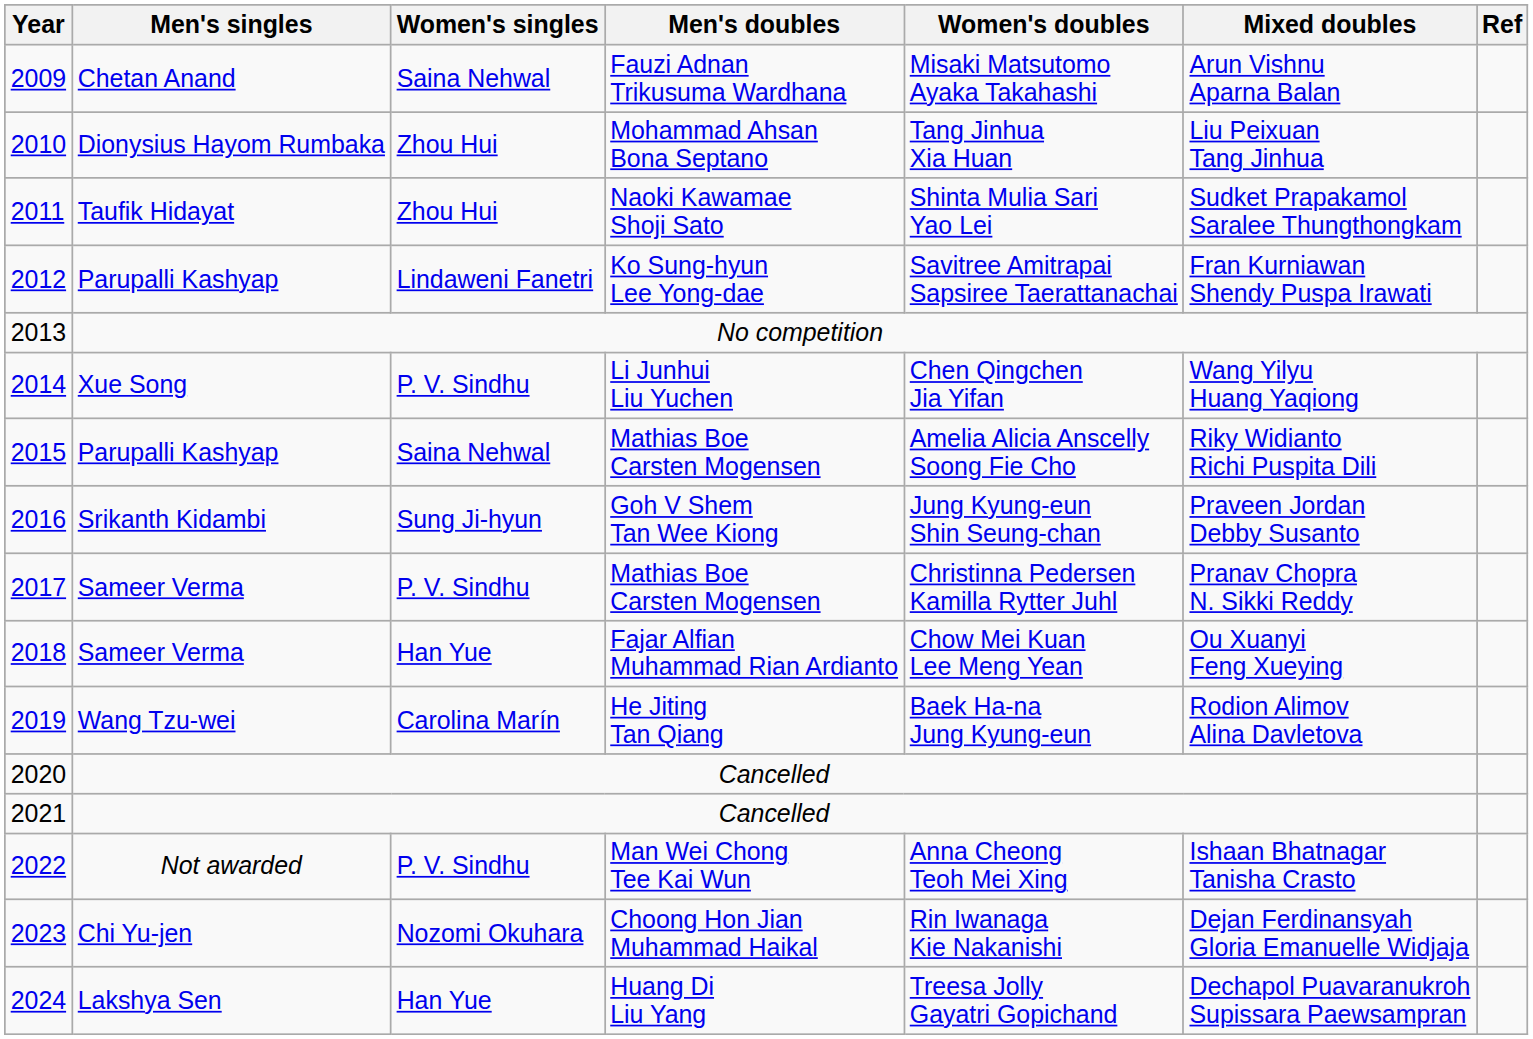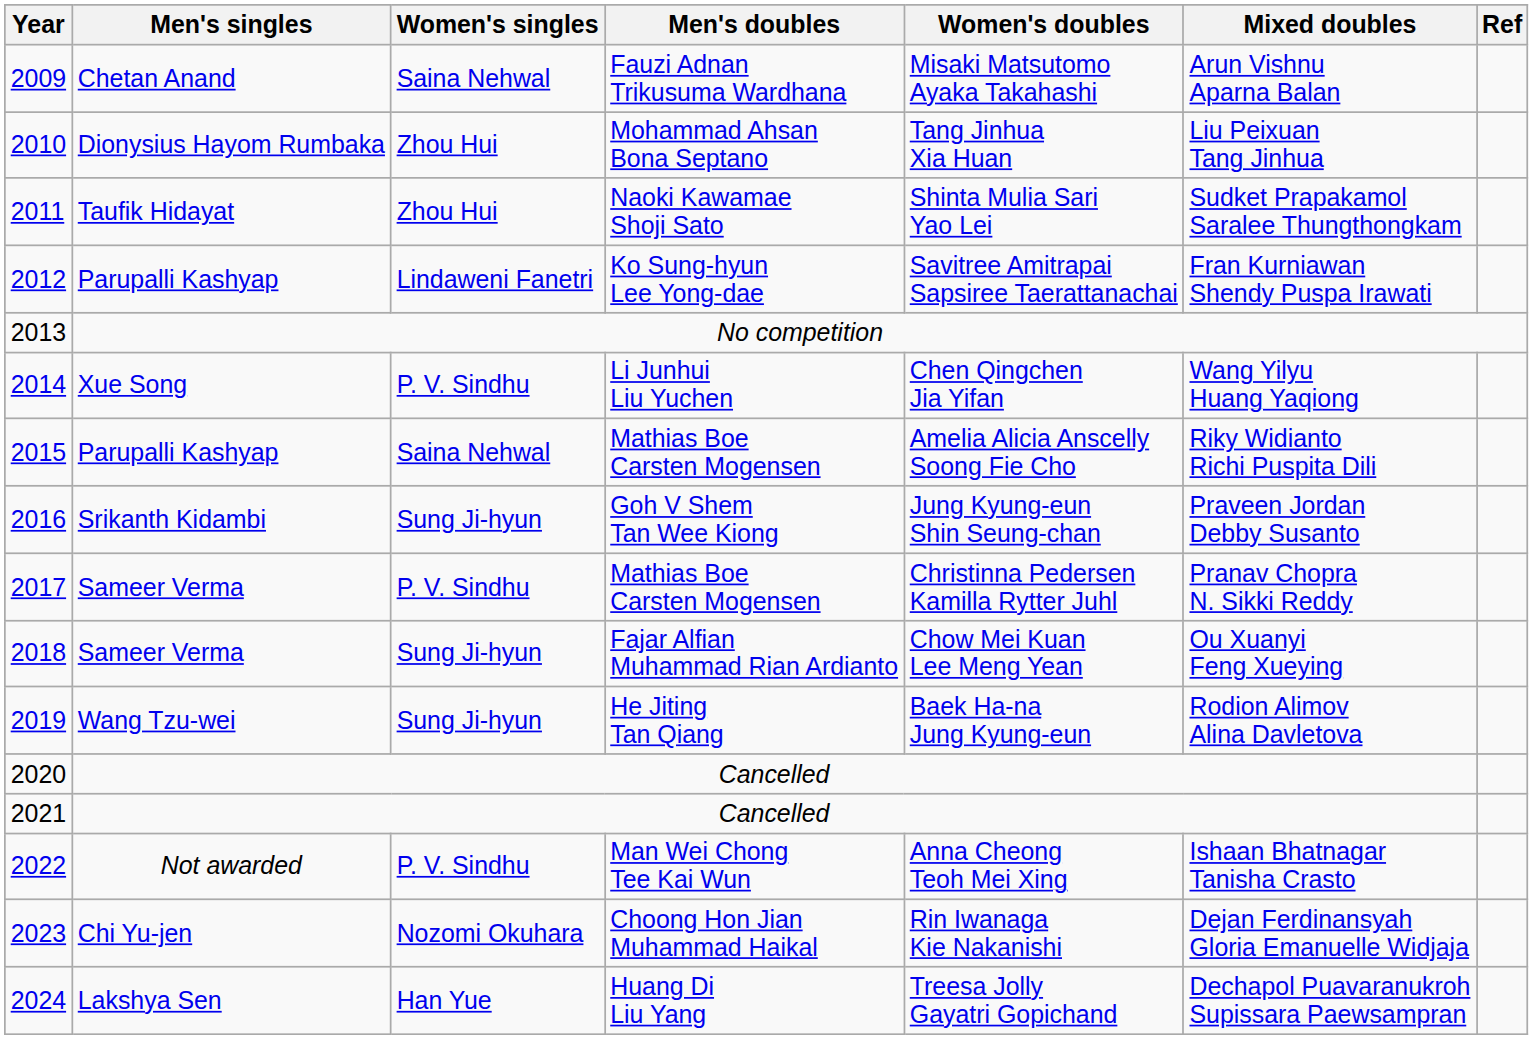(444, 654) Han Yue -> (469, 654) Sung Ji-hyun
(478, 721) Carolina Marín -> (469, 721) Sung Ji-hyun
